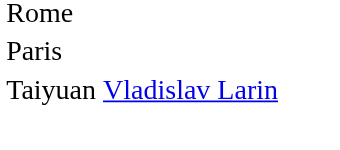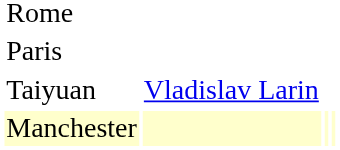+ row: (72, 128)
